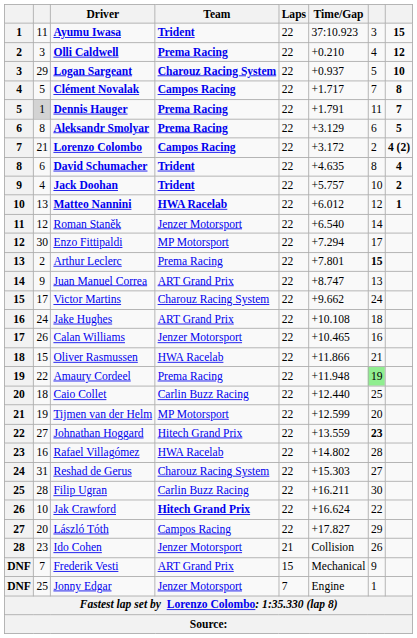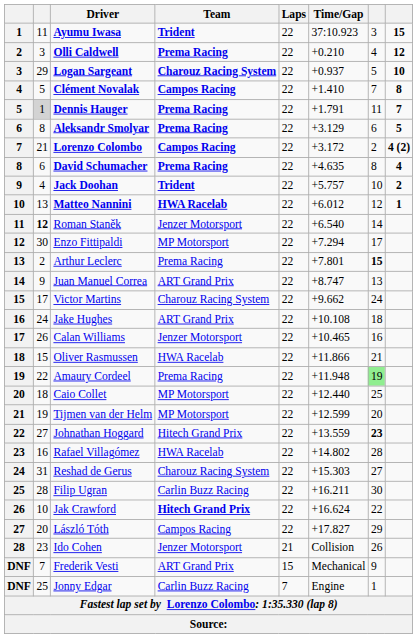(328, 89) +1.717 -> (328, 89) +1.410
(176, 166) Trident -> (193, 166) Prema Racing
(42, 223) normal -> (42, 223) bold
(203, 395) Carlin Buzz Racing -> (193, 395) MP Motorsport
(200, 585) Jenzer Motorsport -> (203, 585) Carlin Buzz Racing
